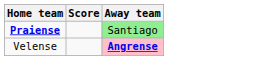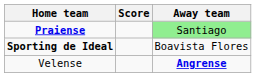+ row: (60, 47)
(133, 47) pink background -> (202, 64) no background
